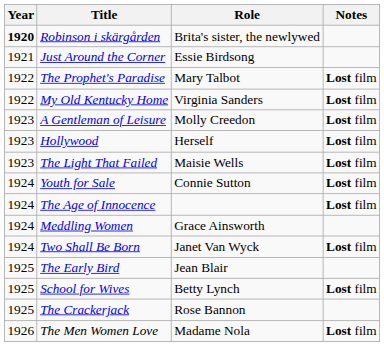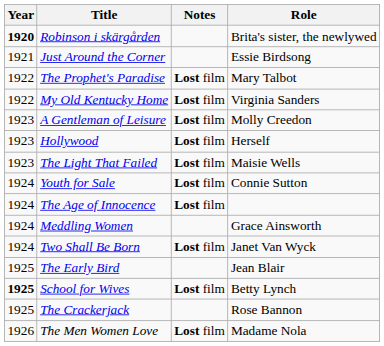columns swapped: (247, 15) <-> (351, 15)
(21, 288) normal -> (21, 288) bold
